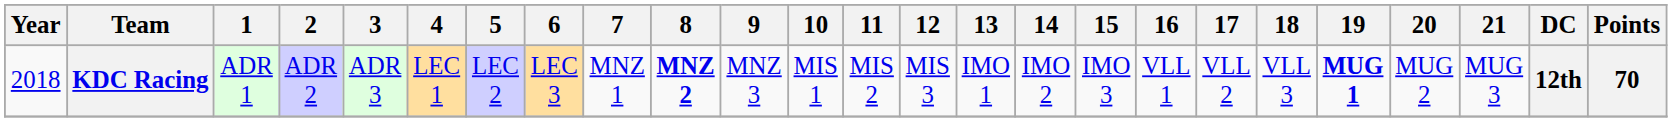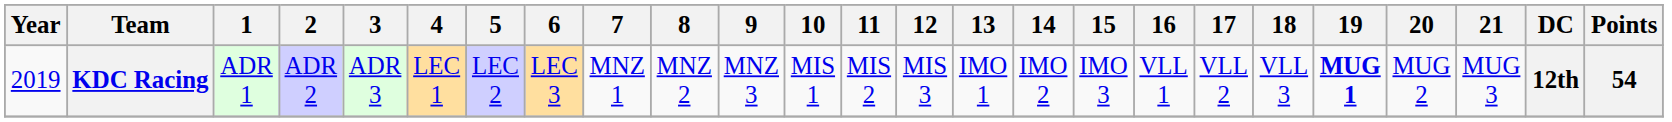(36, 80) 2018 -> (36, 80) 2019
(686, 80) bold -> (684, 80) normal
(1627, 80) 70 -> (1624, 80) 54
